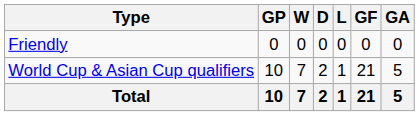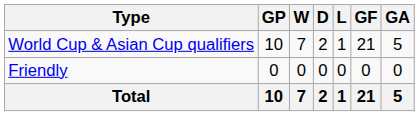rows swapped: (38, 44) <-> (131, 70)
